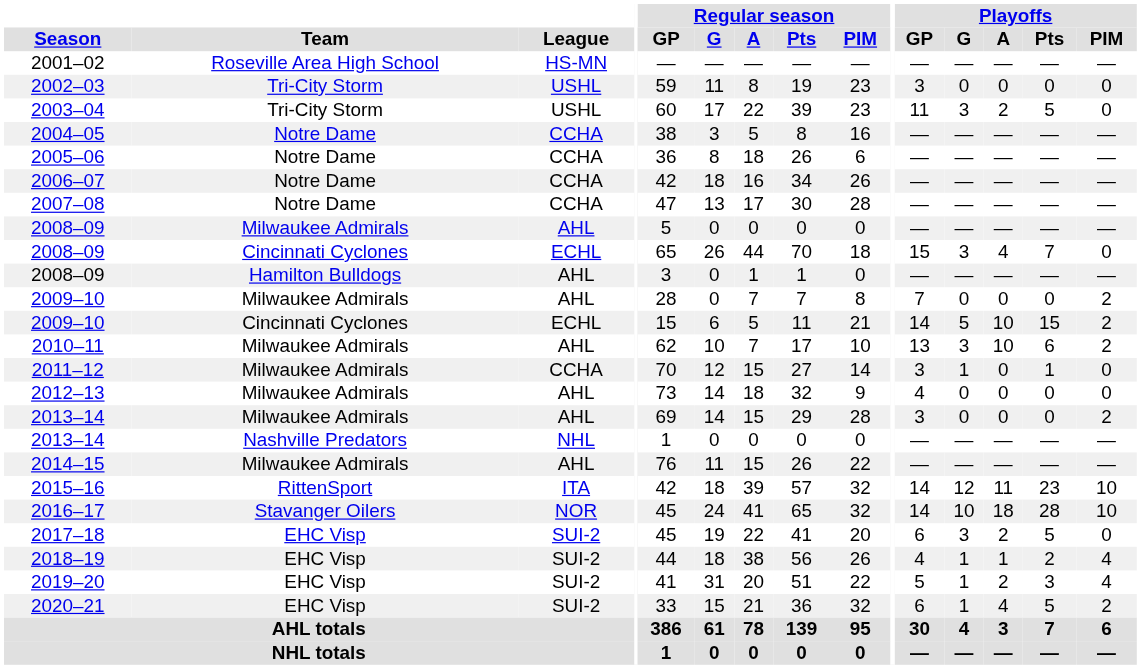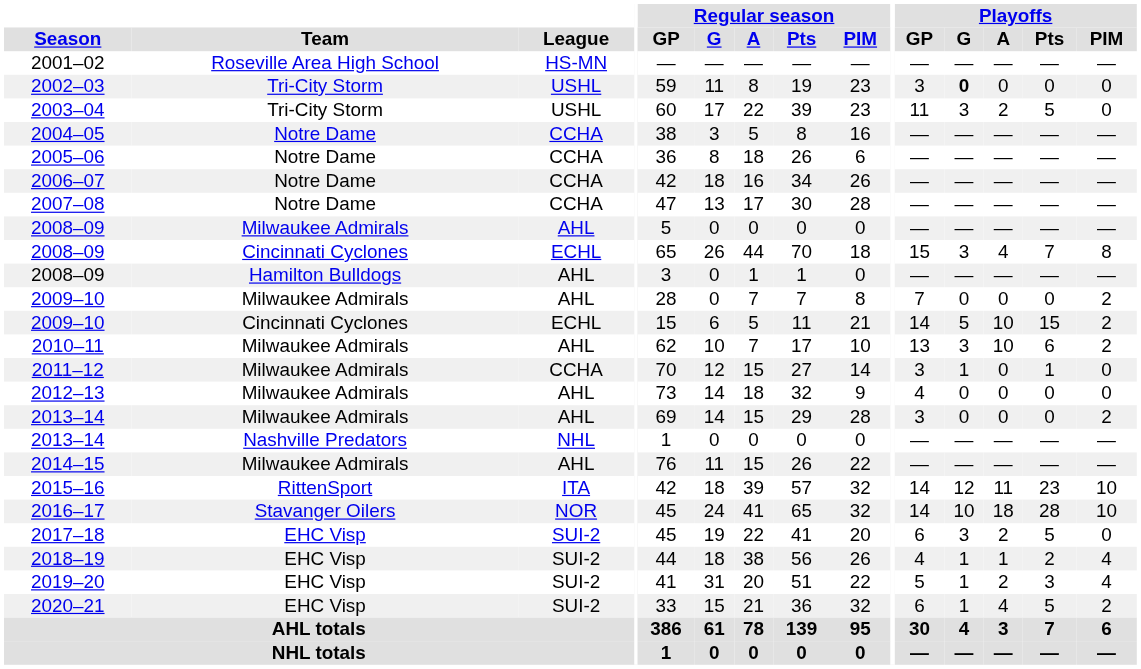(964, 86) normal -> (964, 86) bold
(1107, 251) 0 -> (1107, 251) 8
